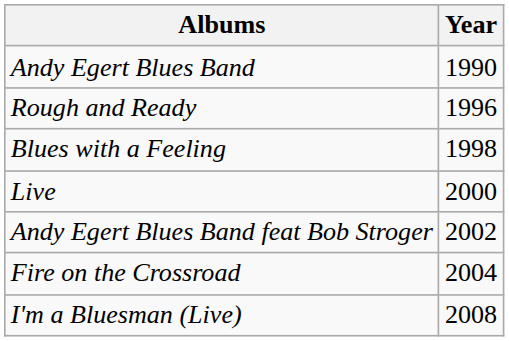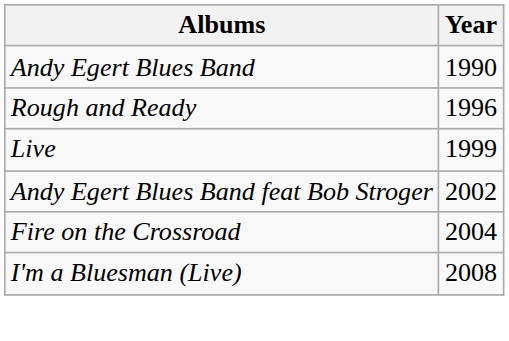- row: (118, 149)
(471, 190) 2000 -> (471, 149) 1999
